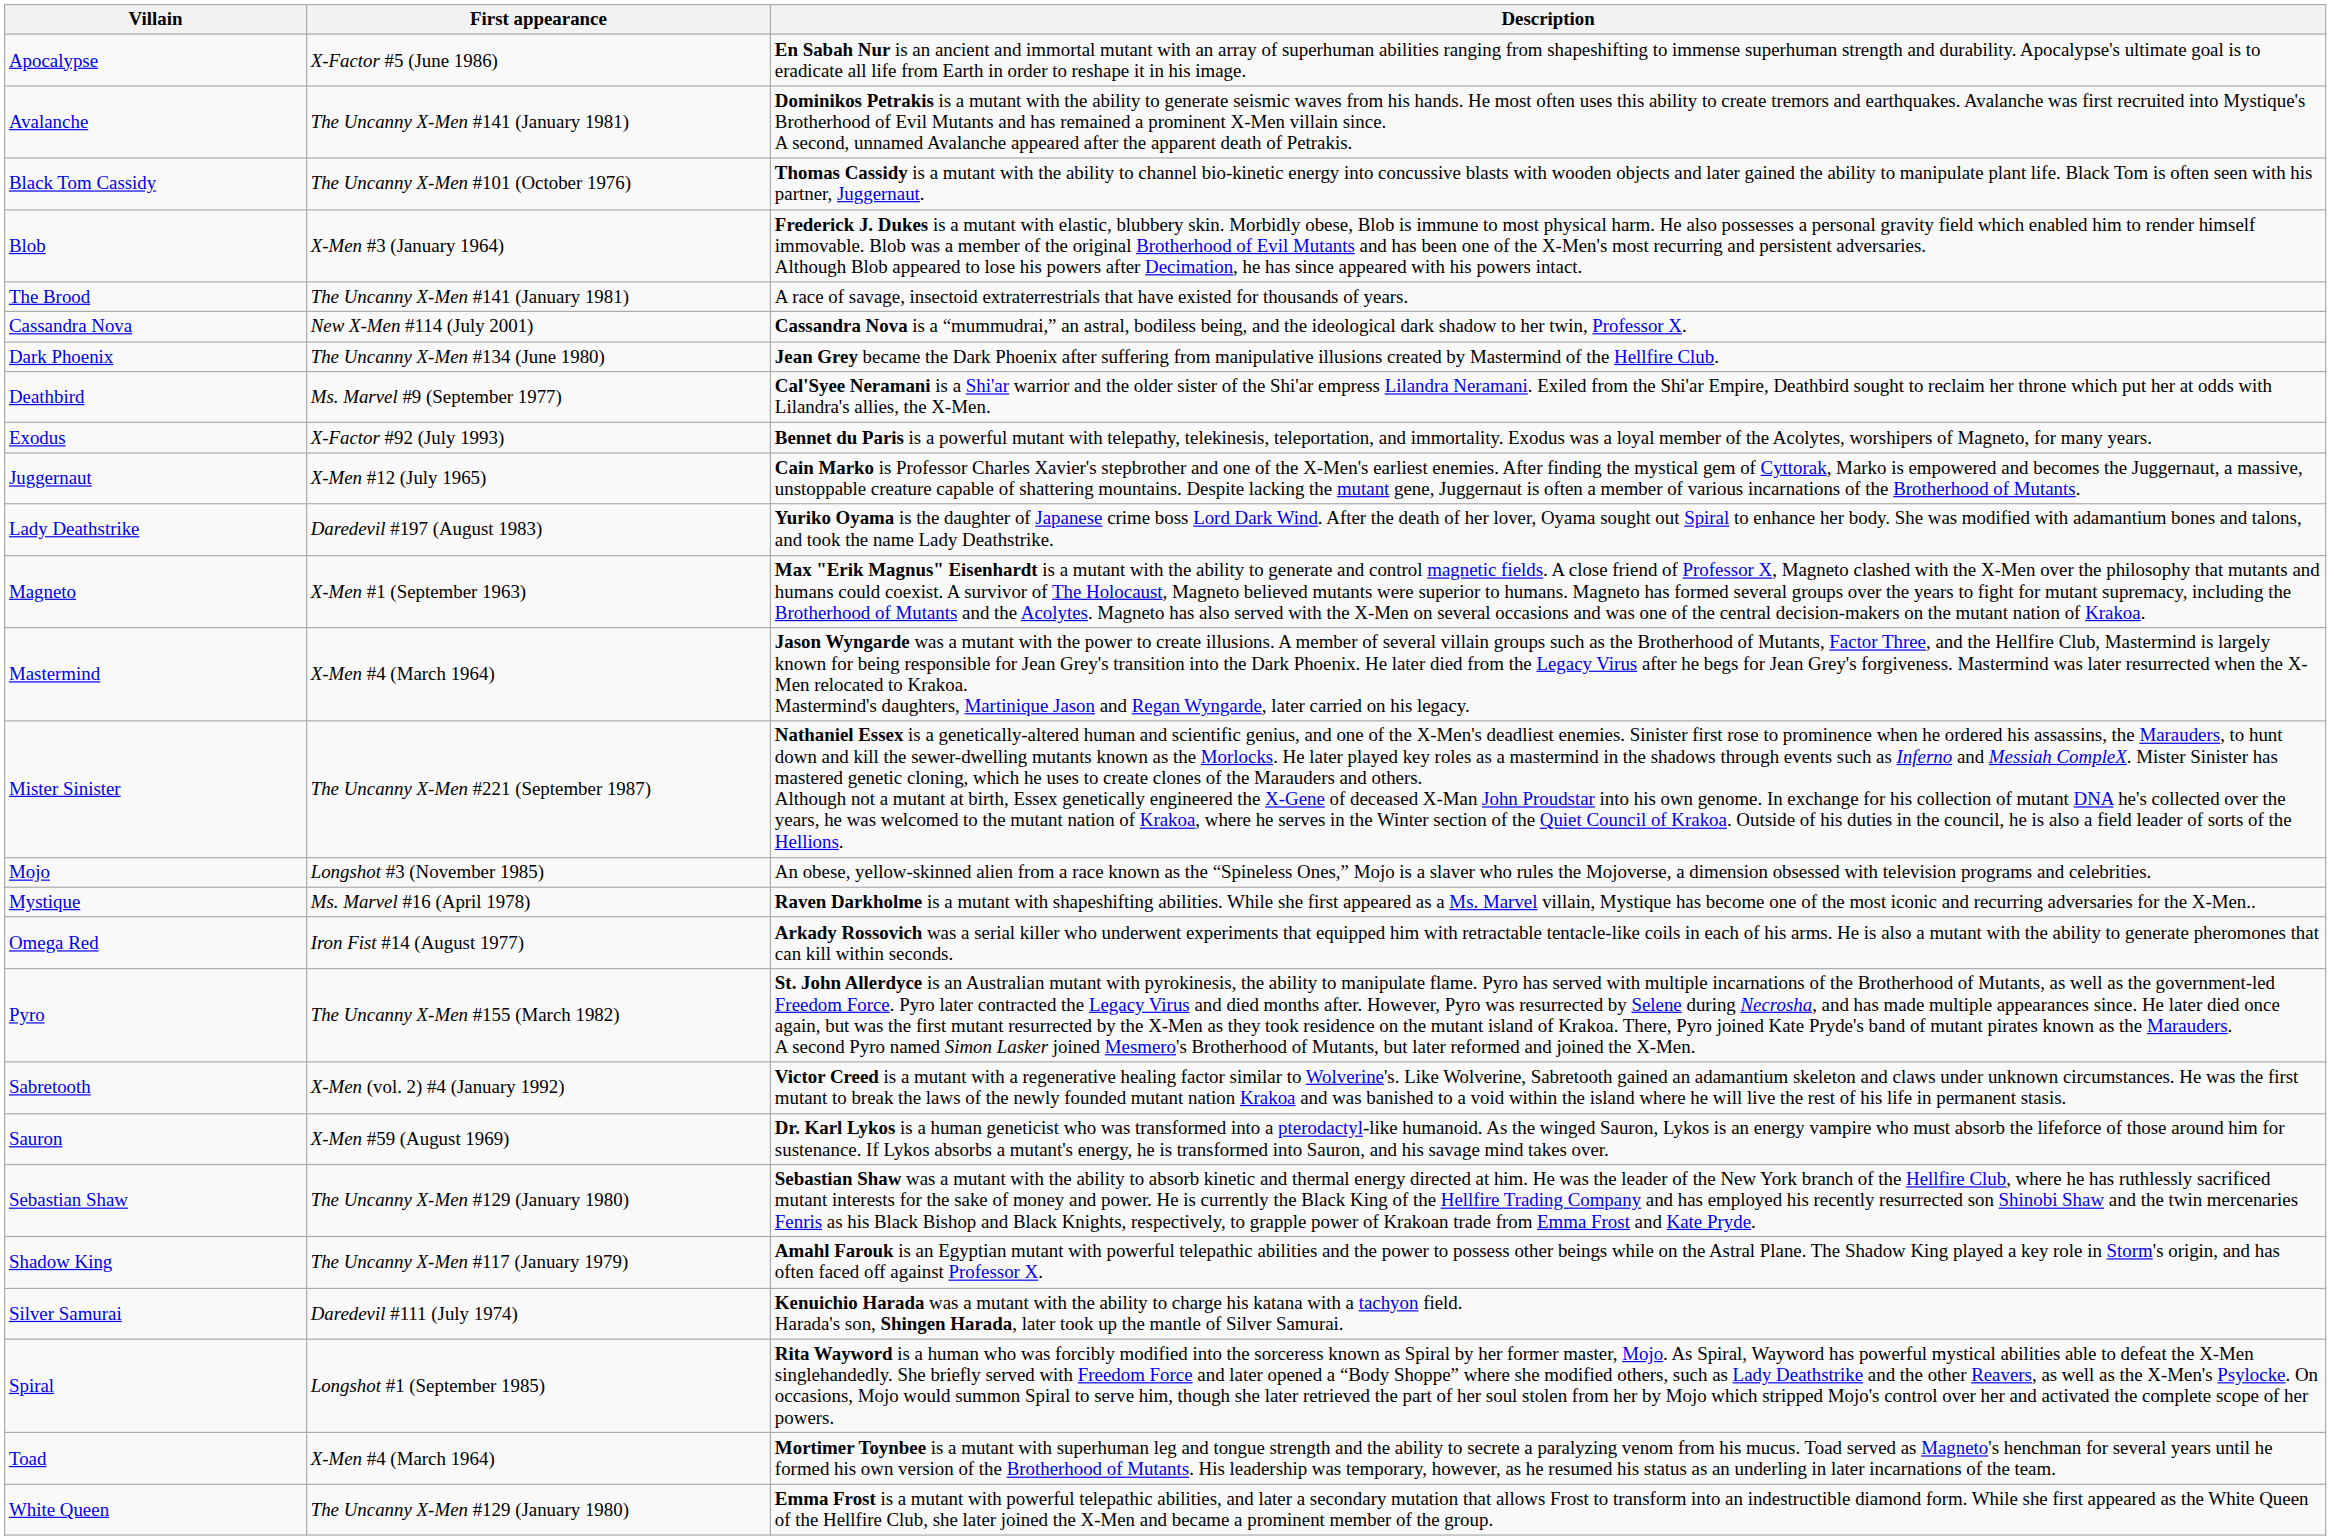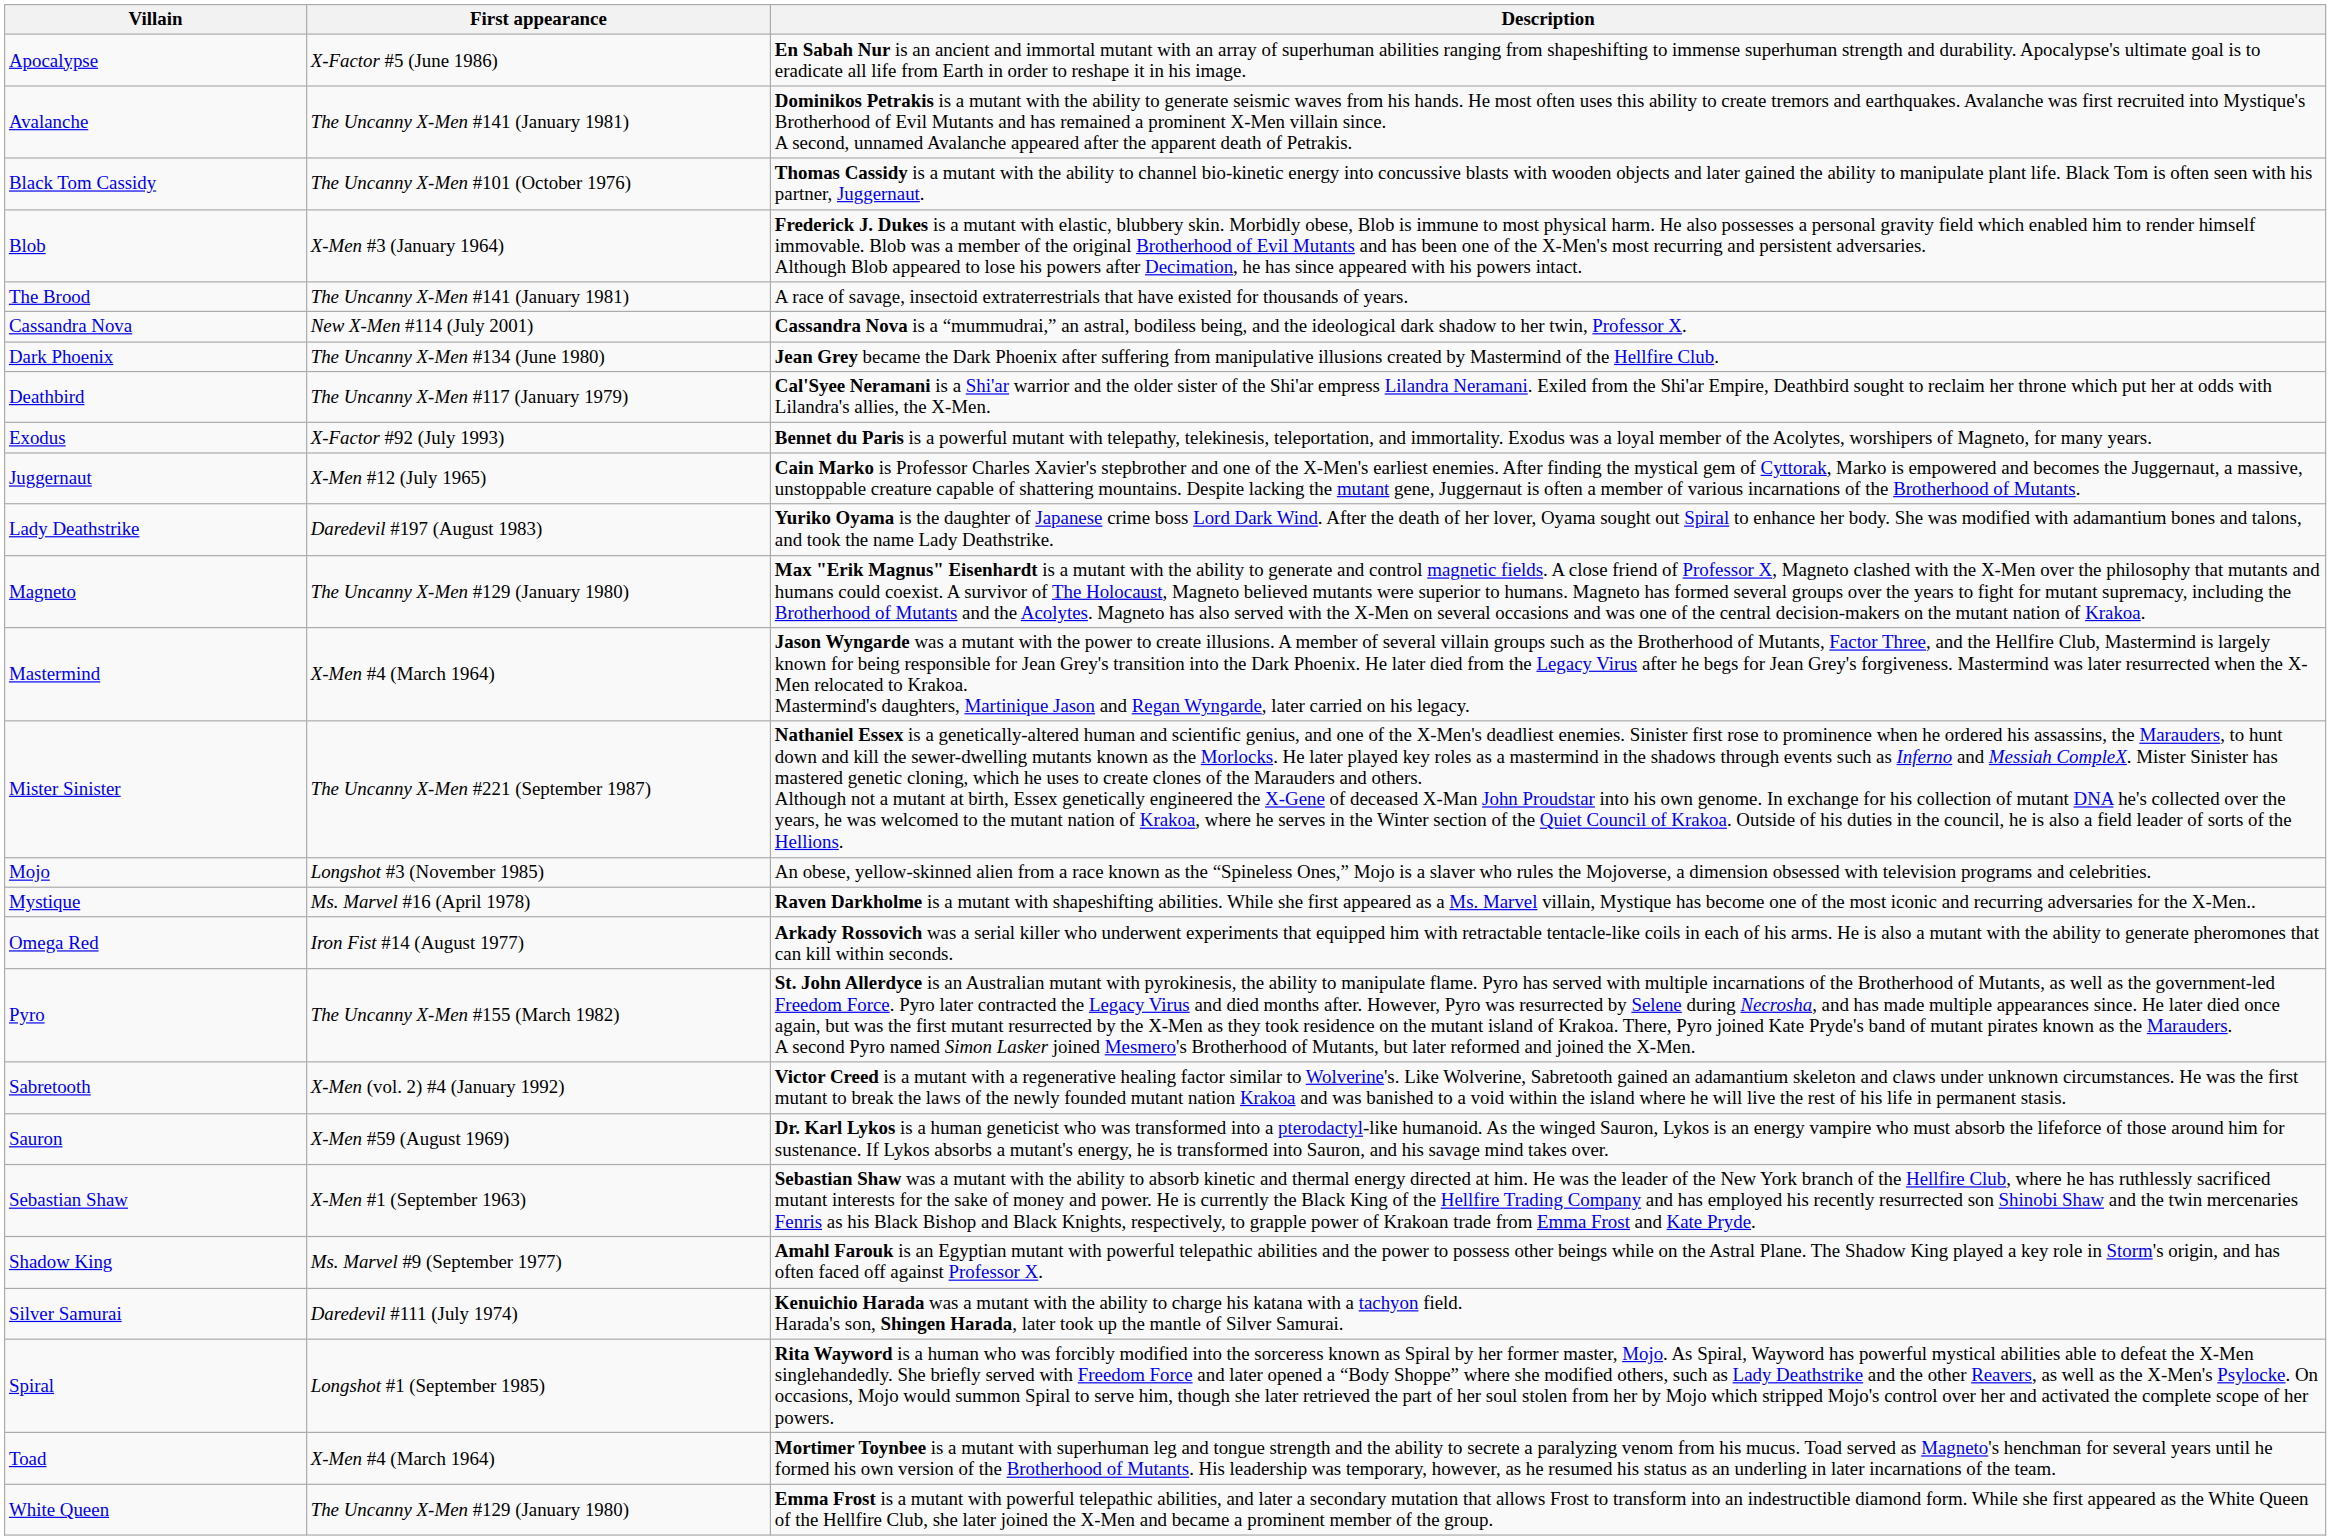(436, 397) Ms. Marvel #9 (September 1977) -> (469, 397) The Uncanny X-Men #117 (January 1979)
(418, 591) X-Men #1 (September 1963) -> (470, 591) The Uncanny X-Men #129 (January 1980)
(470, 1200) The Uncanny X-Men #129 (January 1980) -> (418, 1200) X-Men #1 (September 1963)
(469, 1262) The Uncanny X-Men #117 (January 1979) -> (436, 1262) Ms. Marvel #9 (September 1977)
